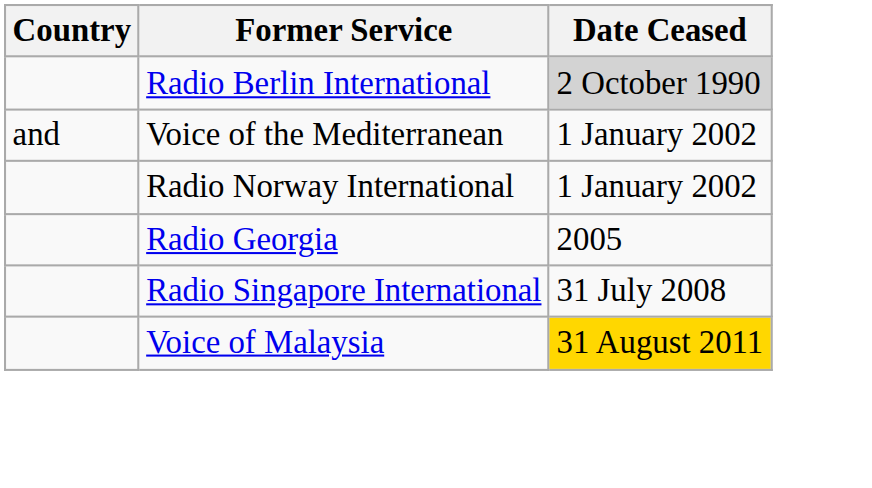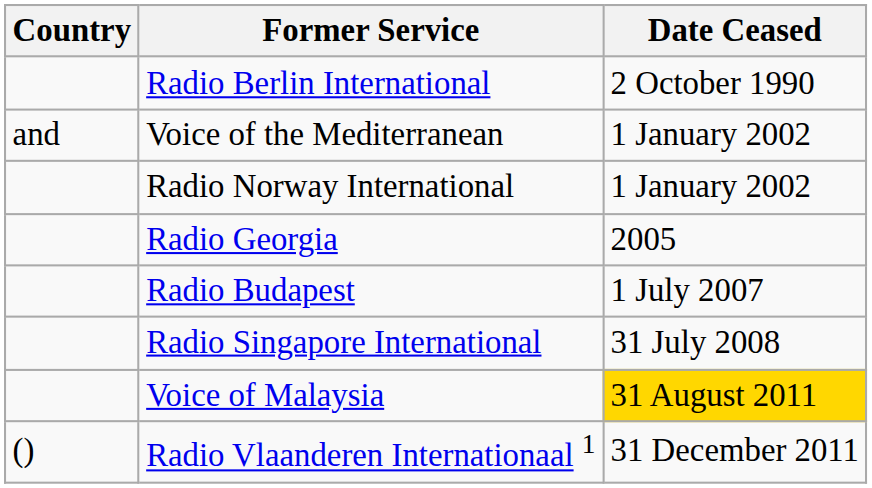(659, 82) lightgrey background -> (713, 82) no background
+ row: (250, 290)
+ row: (371, 451)
